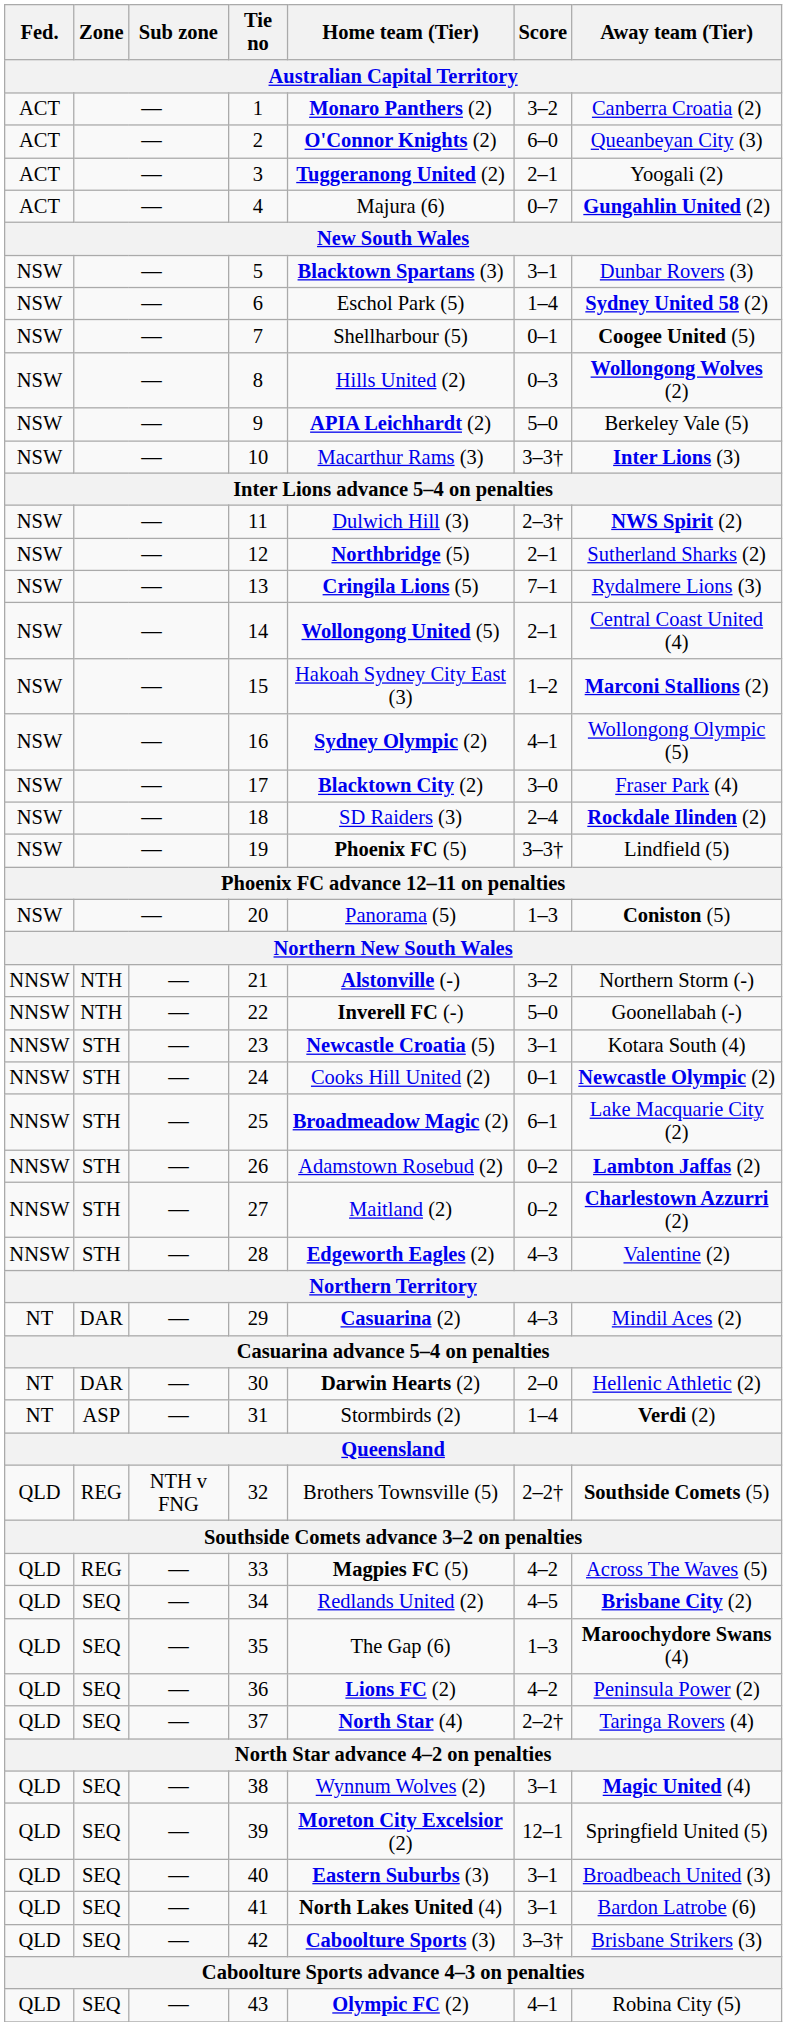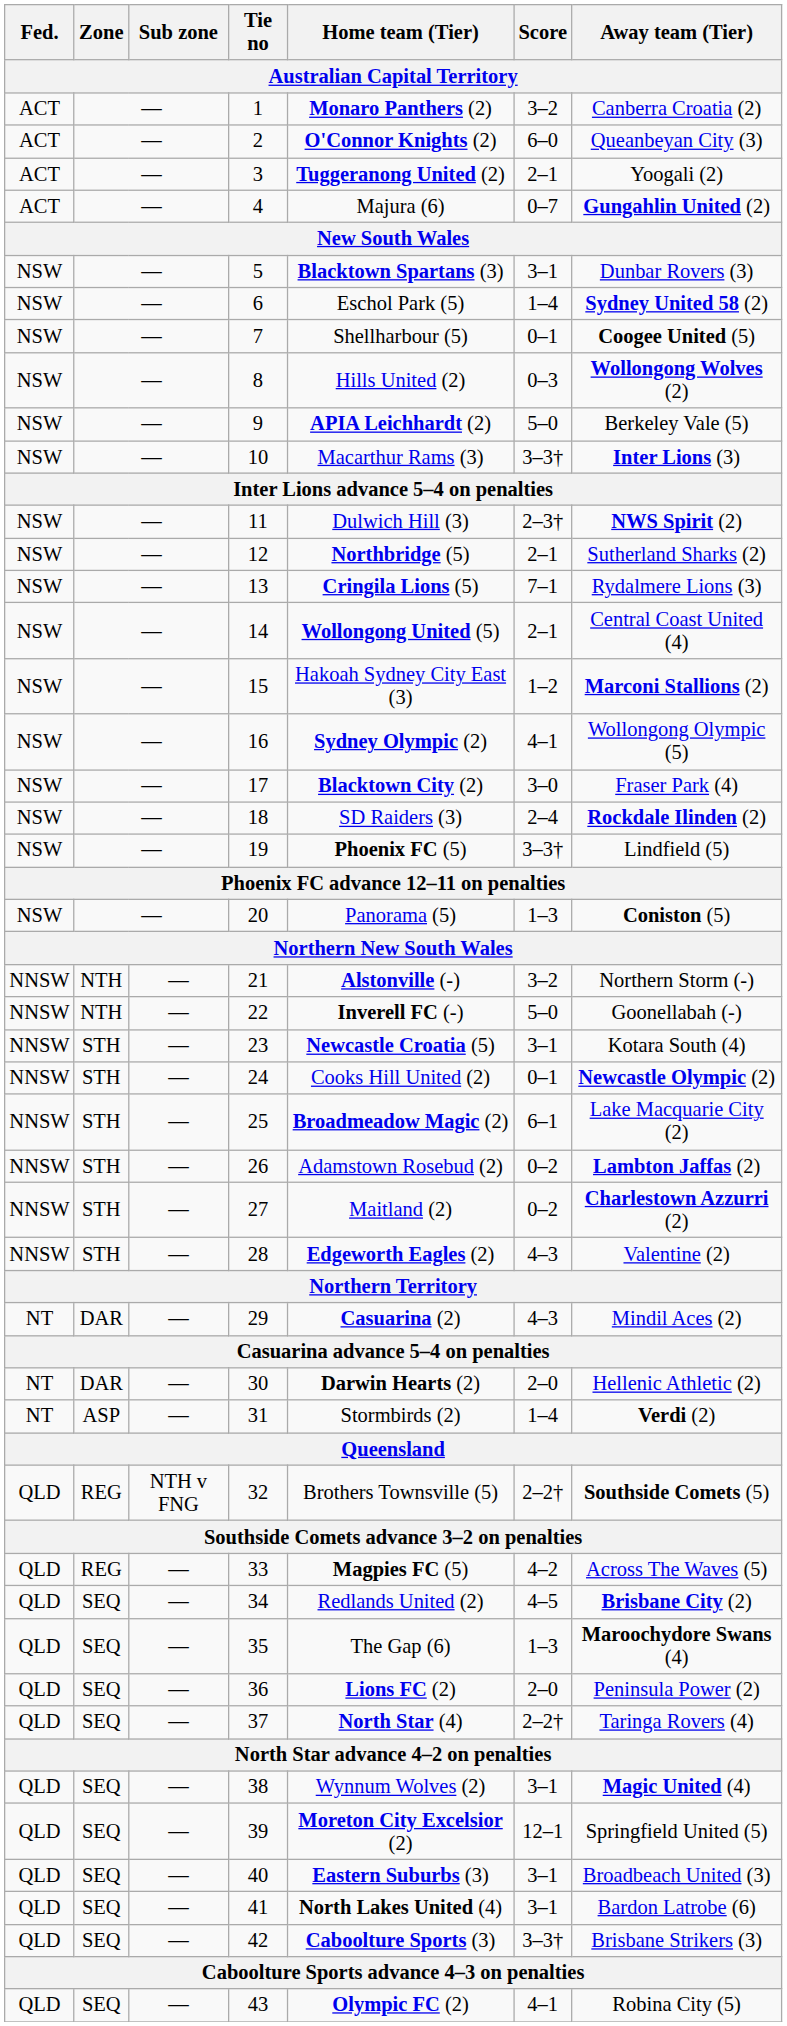(543, 1689) 4–2 -> (543, 1689) 2–0
